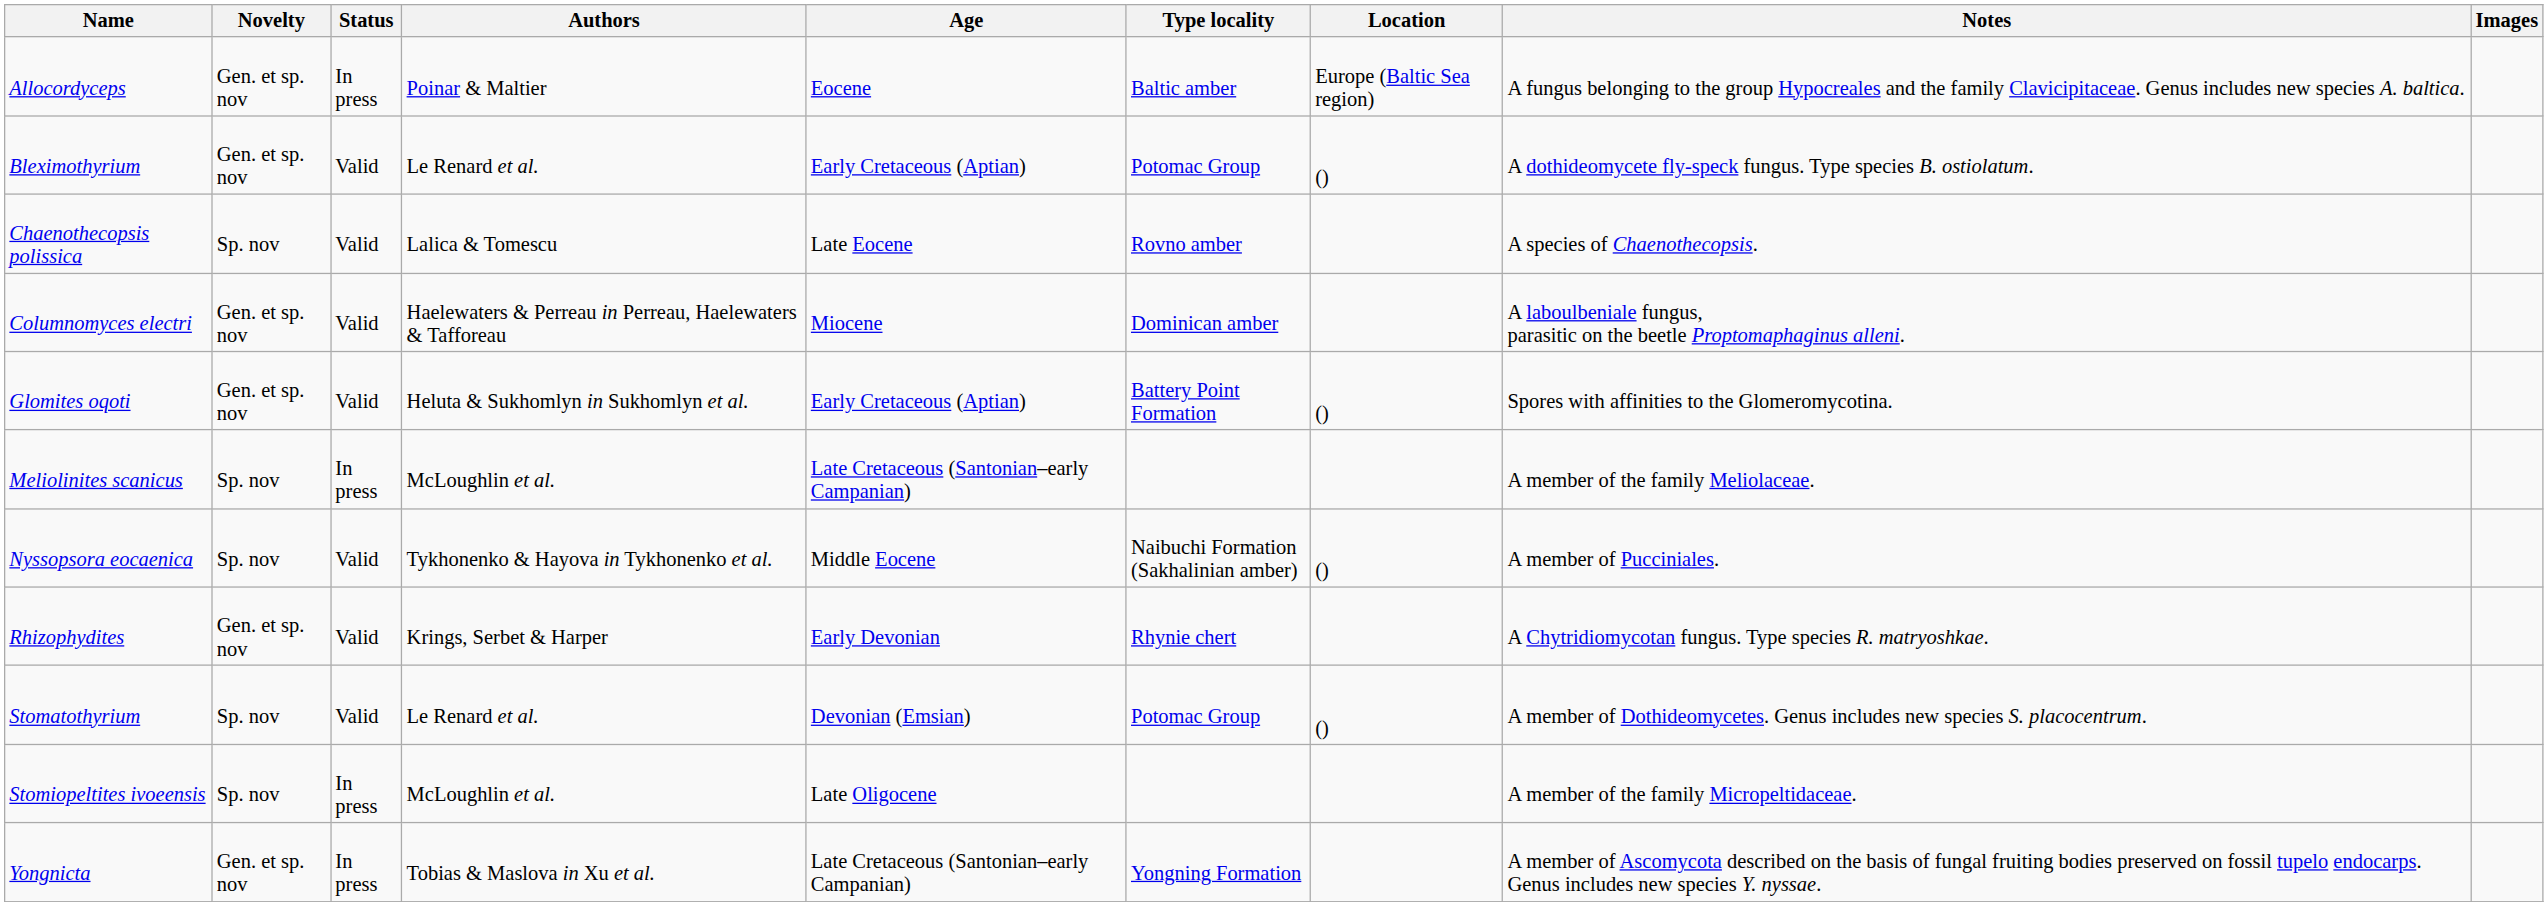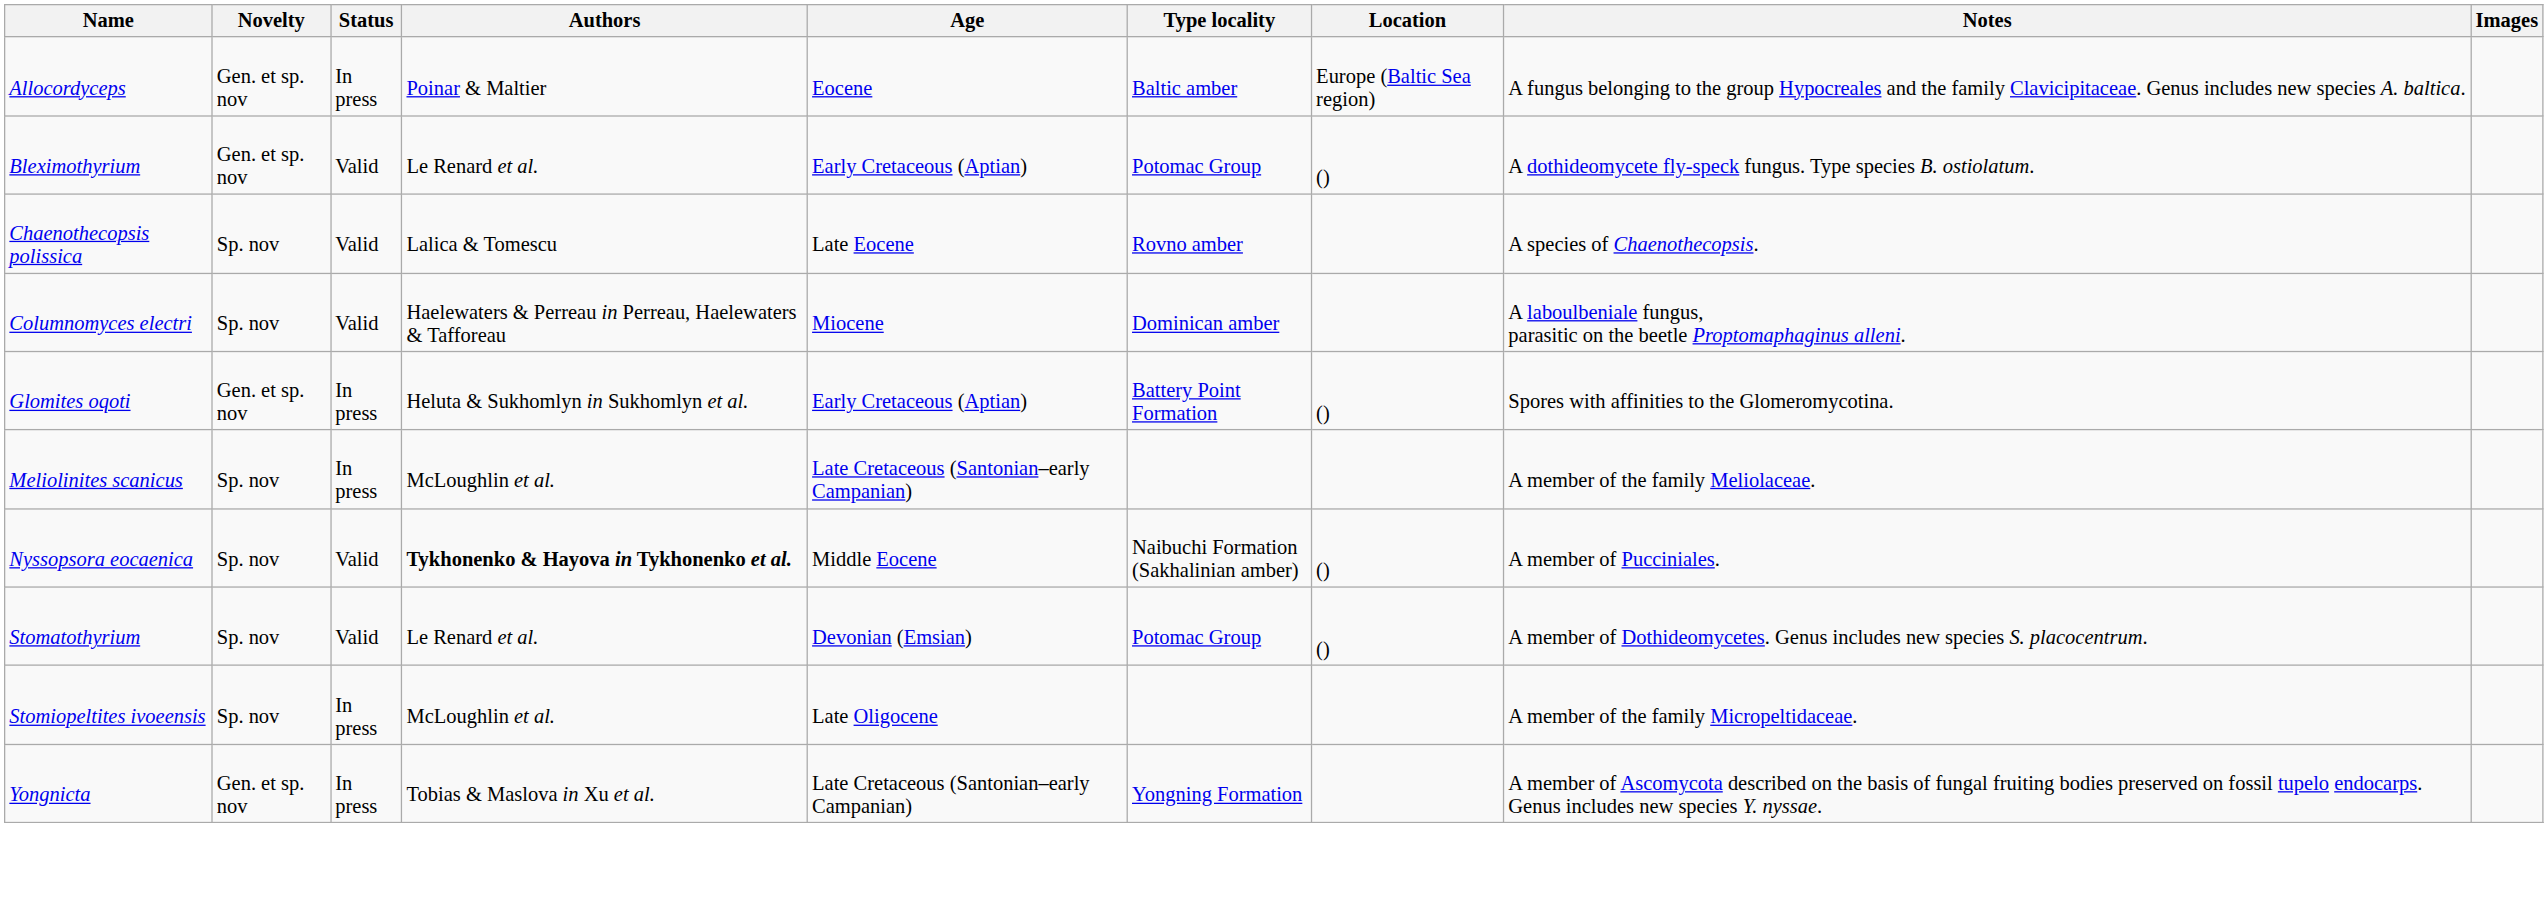(261, 323) Gen. et sp. nov -> (248, 323) Sp. nov
(357, 402) Valid -> (356, 402) In press
(590, 559) normal -> (599, 559) bold
- row: (67, 637)
